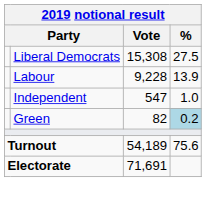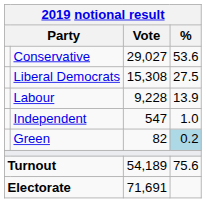+ row: (52, 56)
